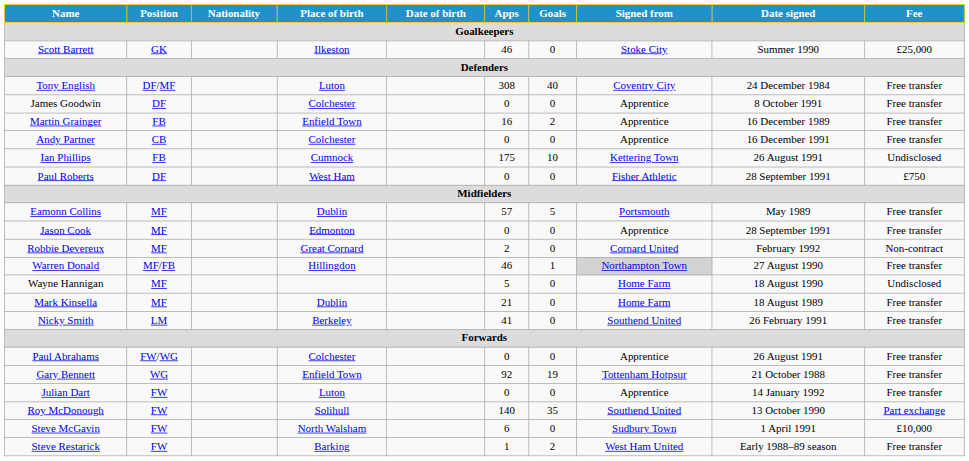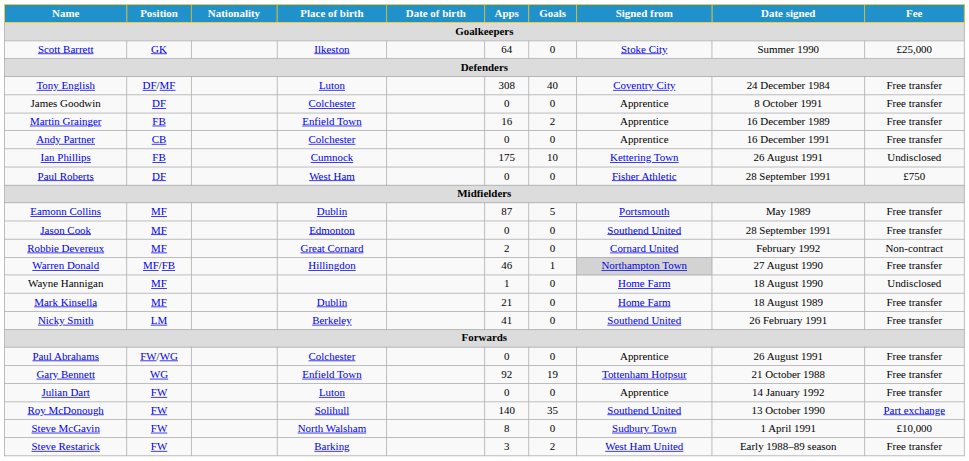(507, 50) 46 -> (507, 50) 64
(507, 212) 57 -> (507, 212) 87
(644, 230) Apprentice -> (644, 230) Southend United
(507, 284) 5 -> (507, 284) 1
(507, 429) 6 -> (507, 429) 8
(507, 447) 1 -> (507, 447) 3
